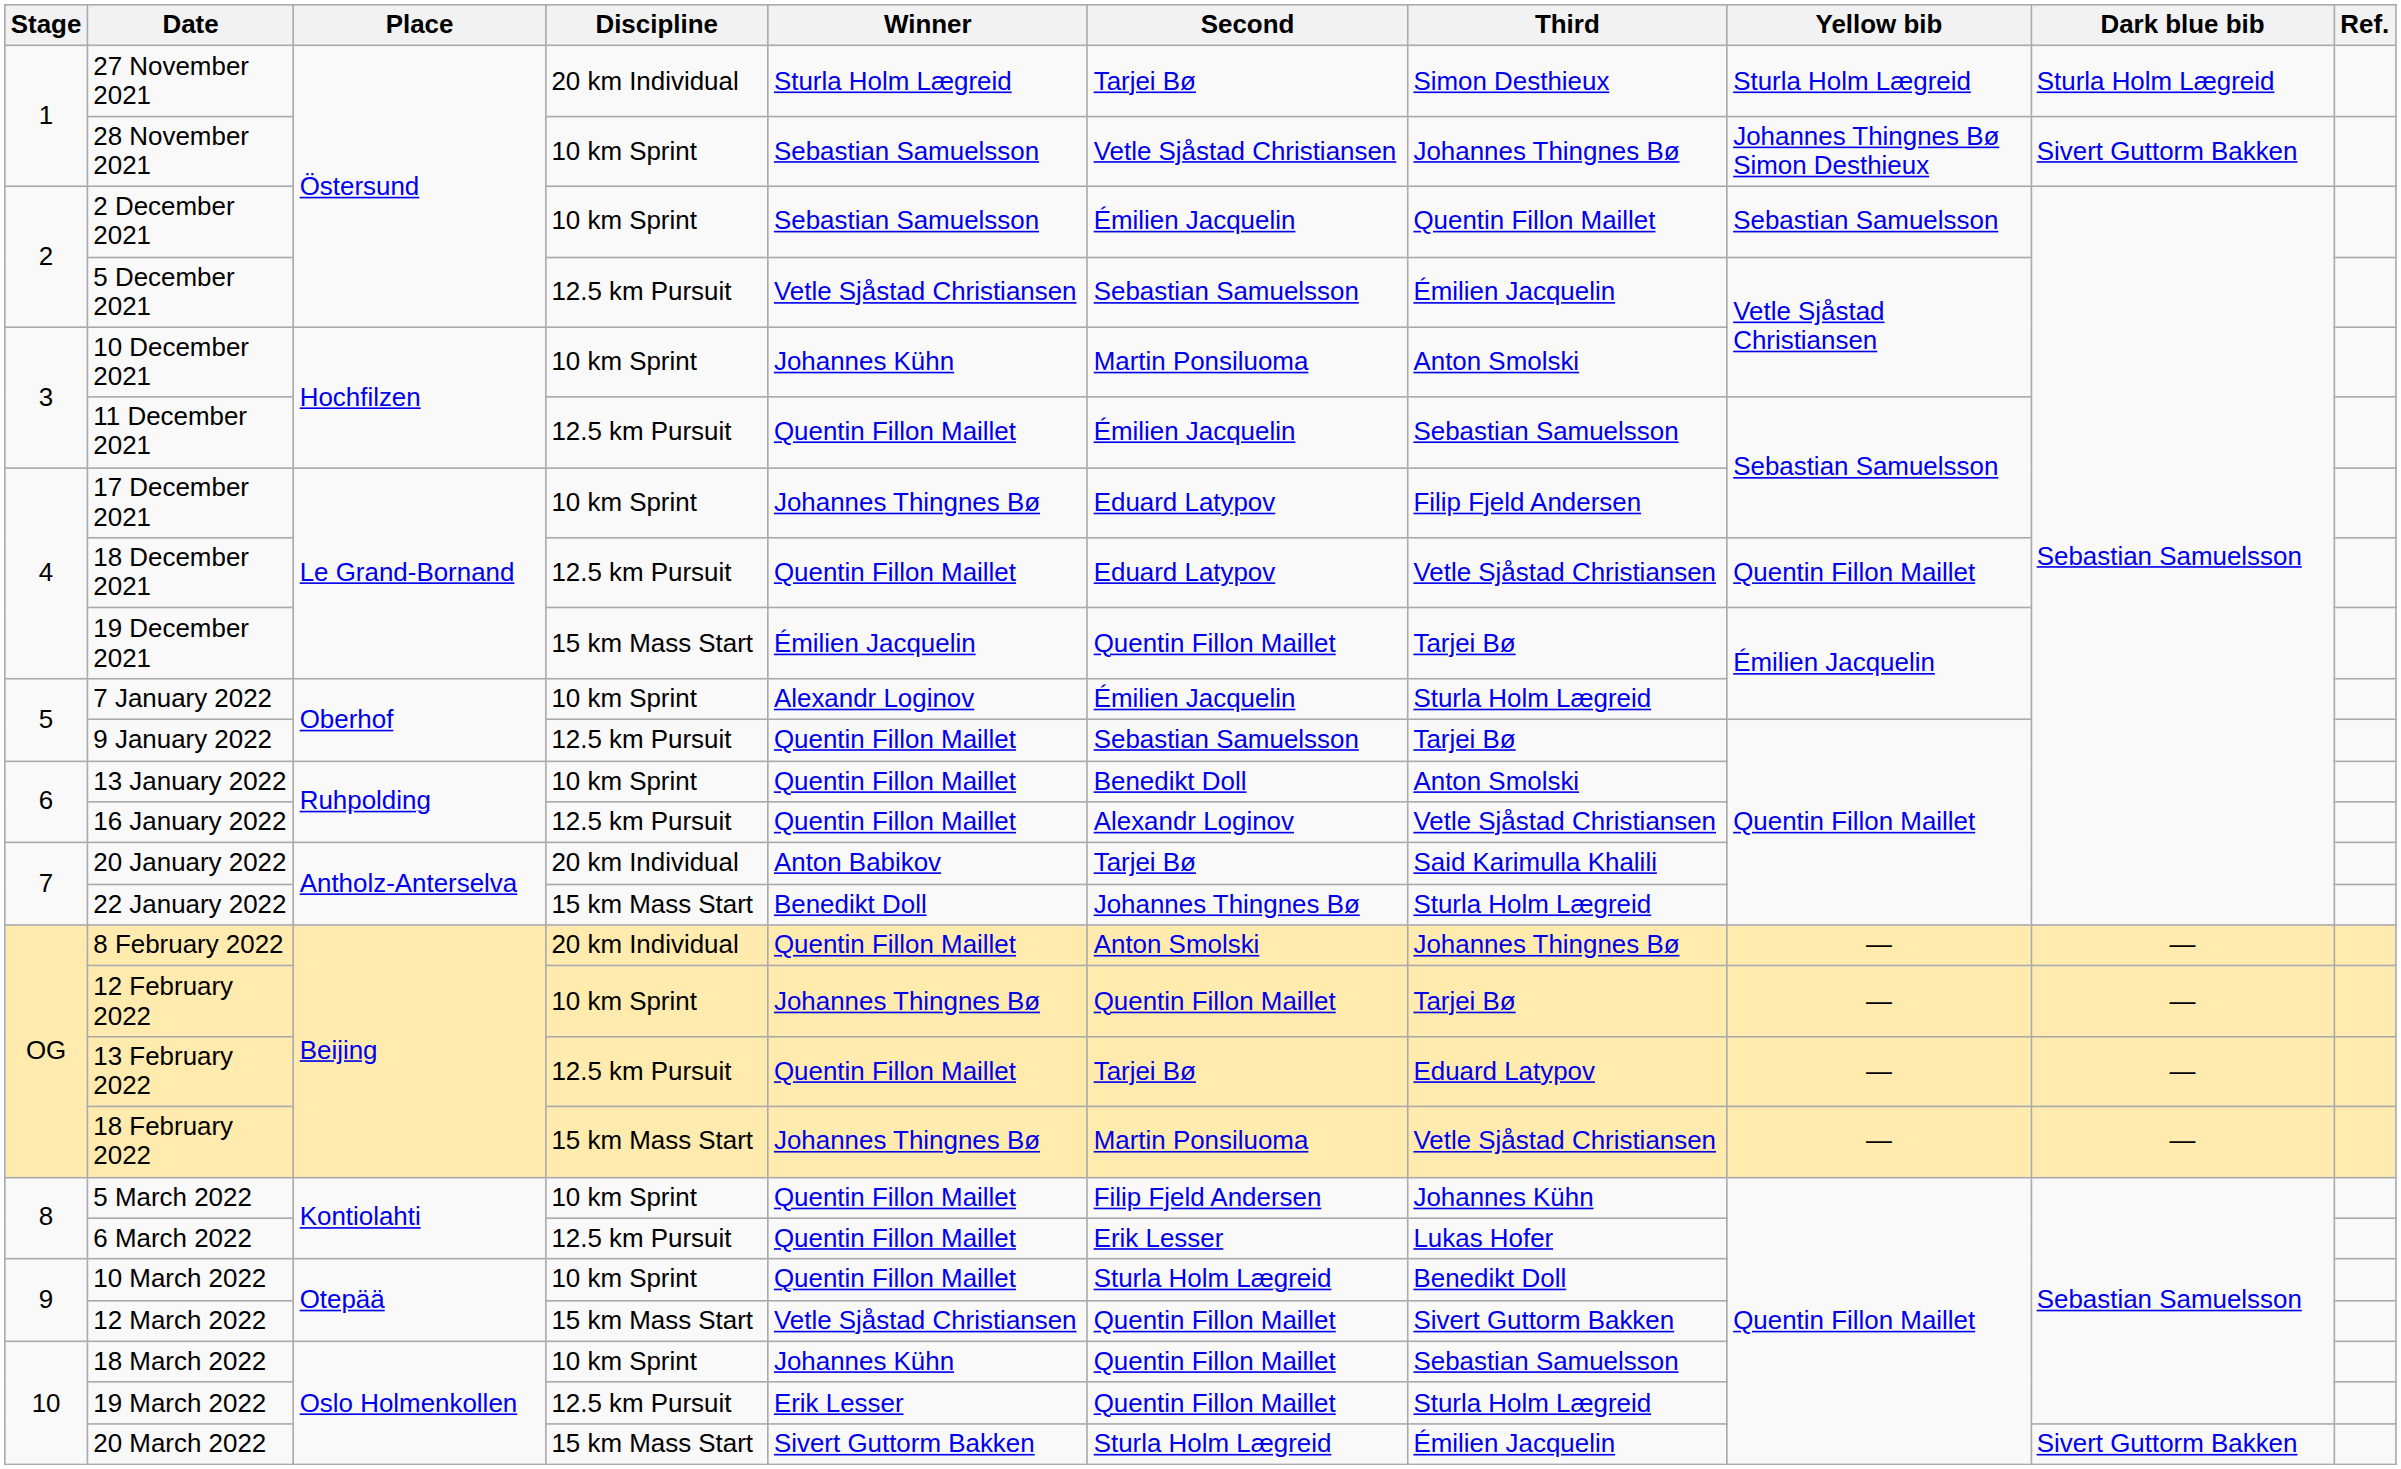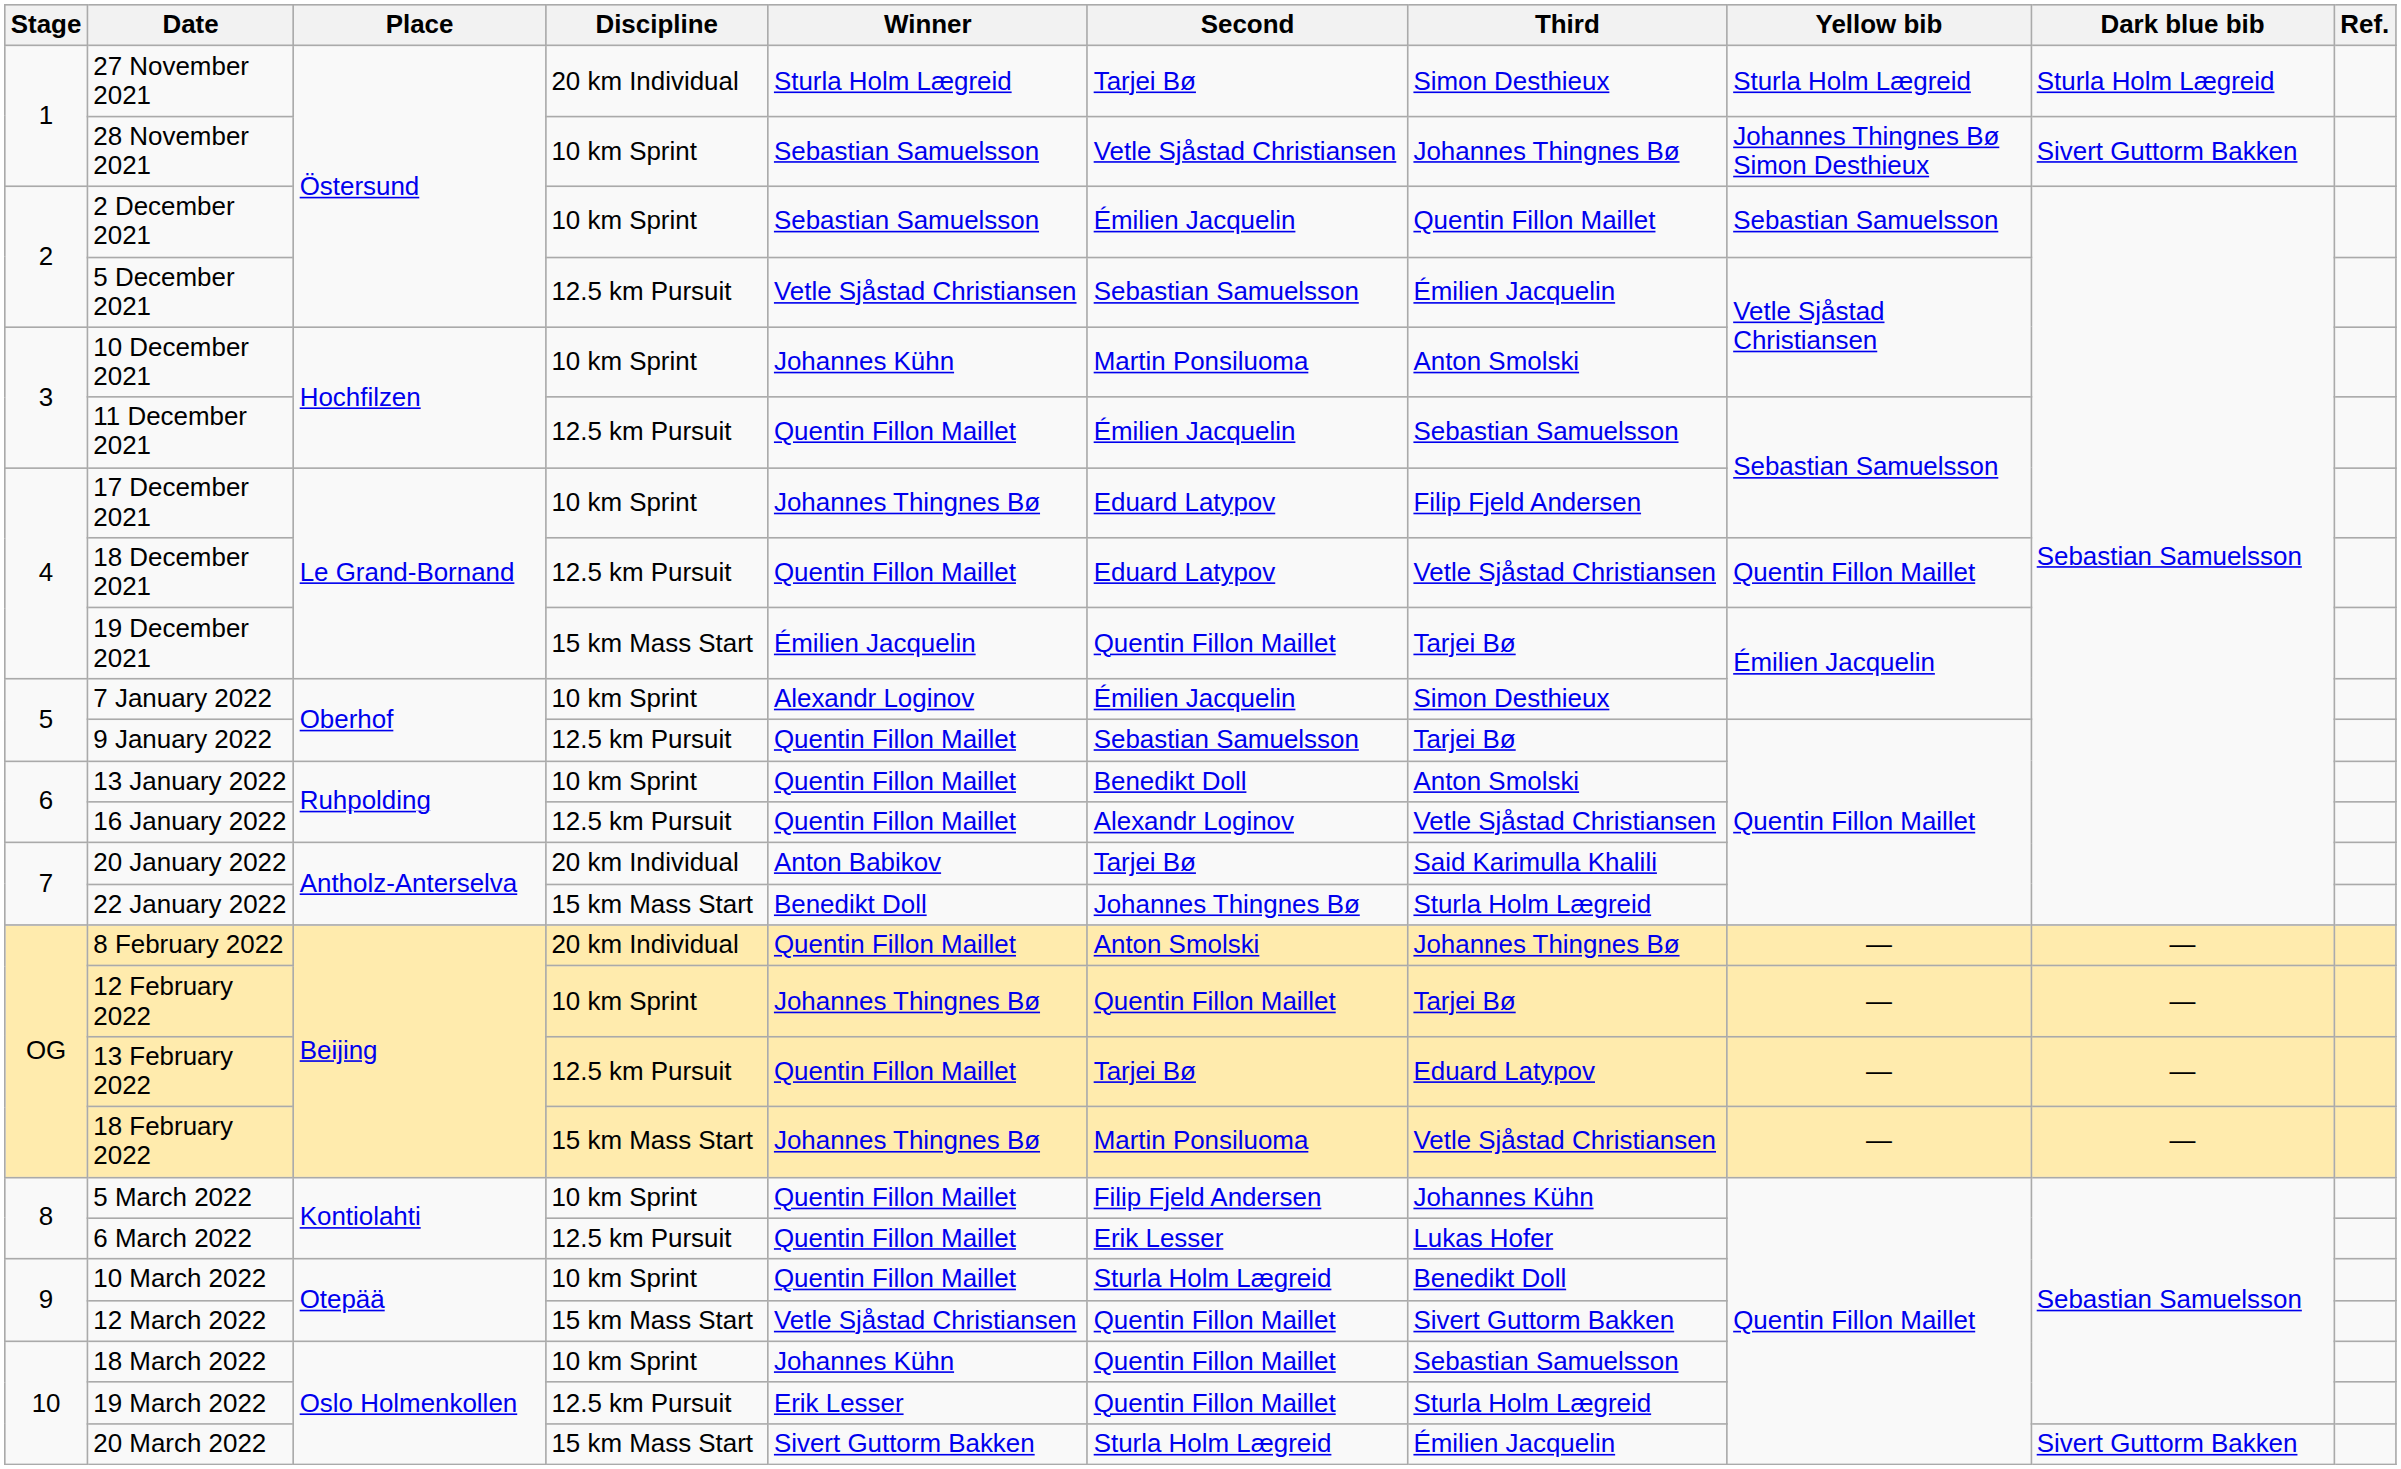(1532, 698) Sturla Holm Lægreid -> (1511, 698) Simon Desthieux
